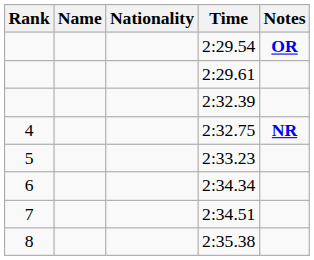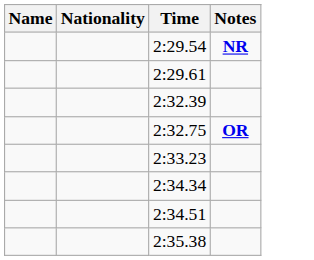- column: (29, 18)
(285, 46) OR -> (235, 46) NR
(285, 130) NR -> (235, 130) OR
